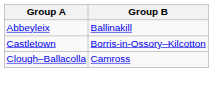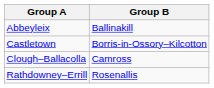+ row: (47, 75)
